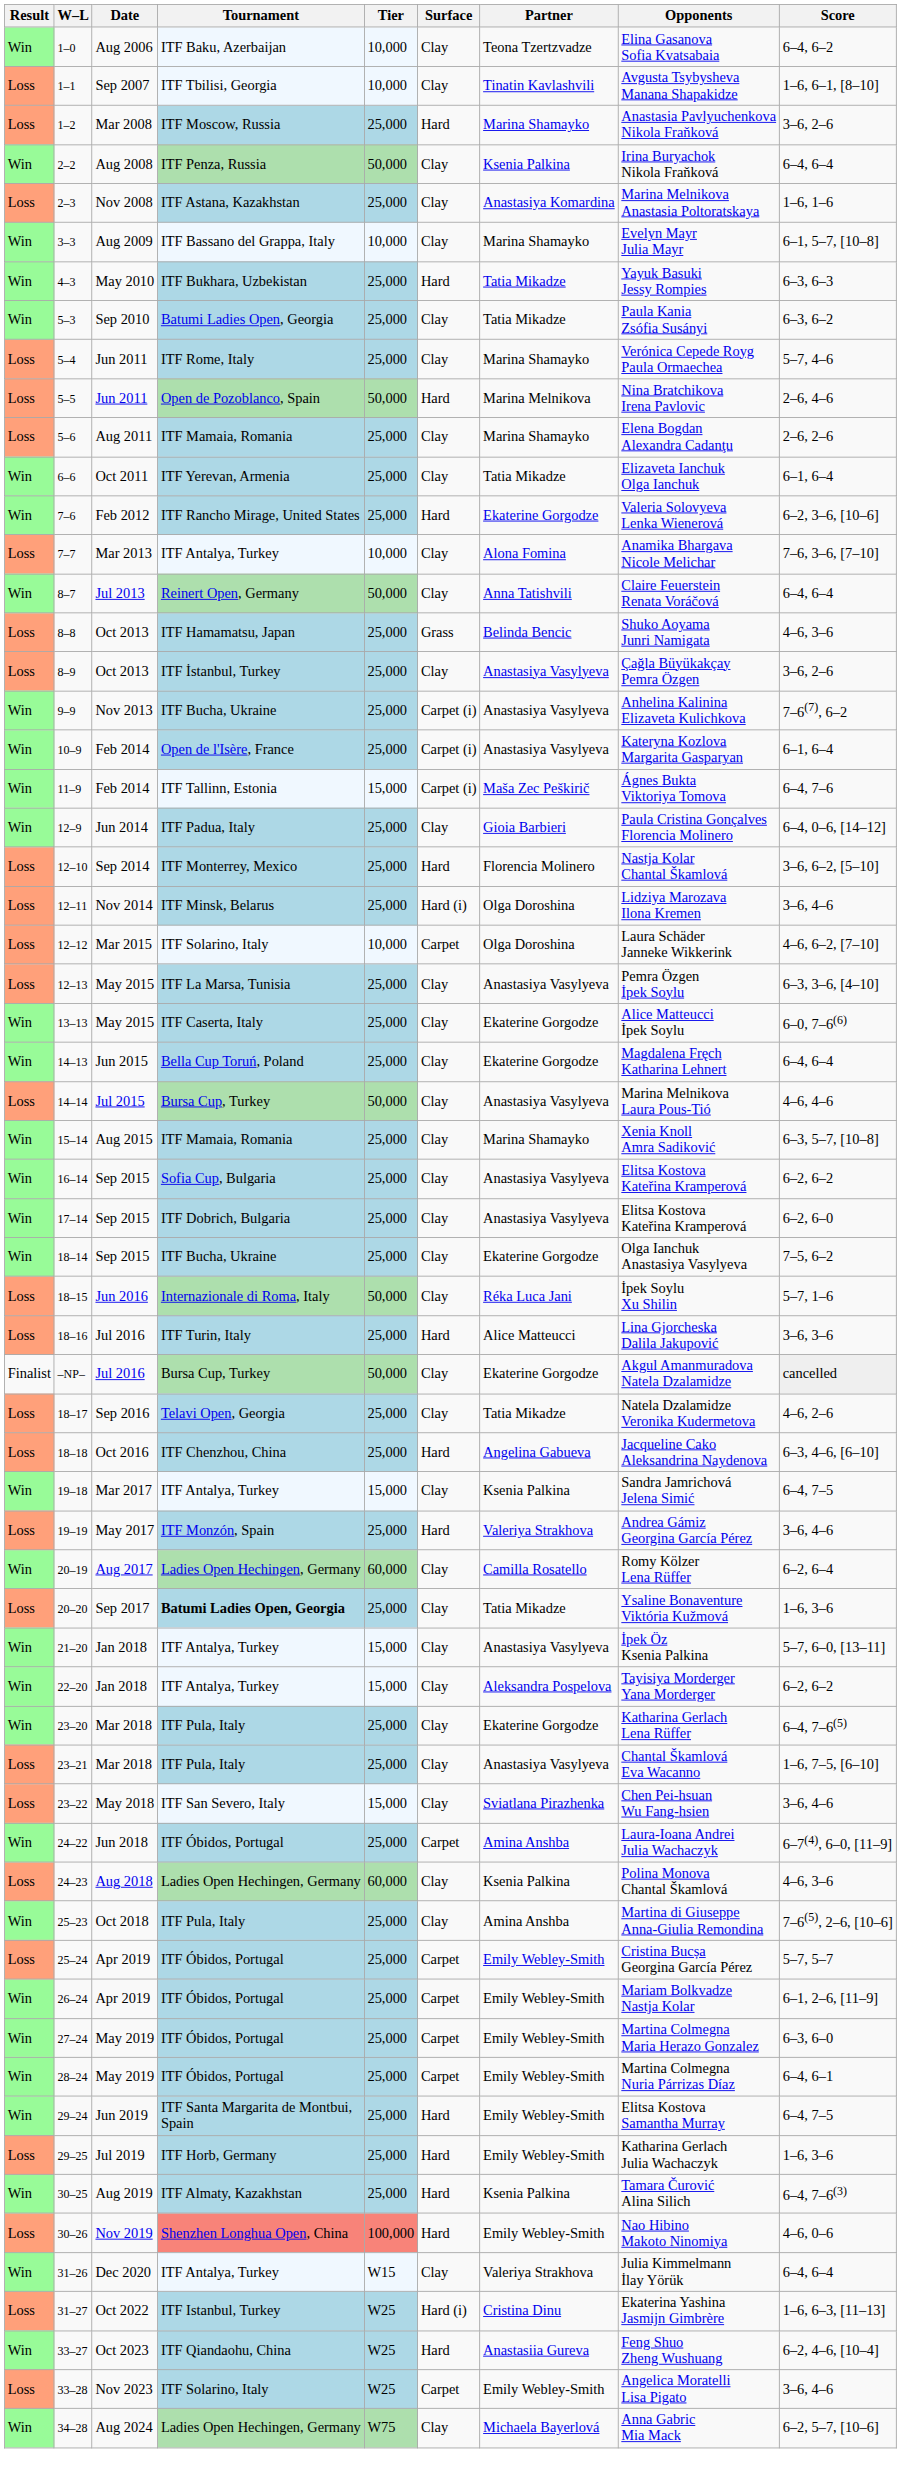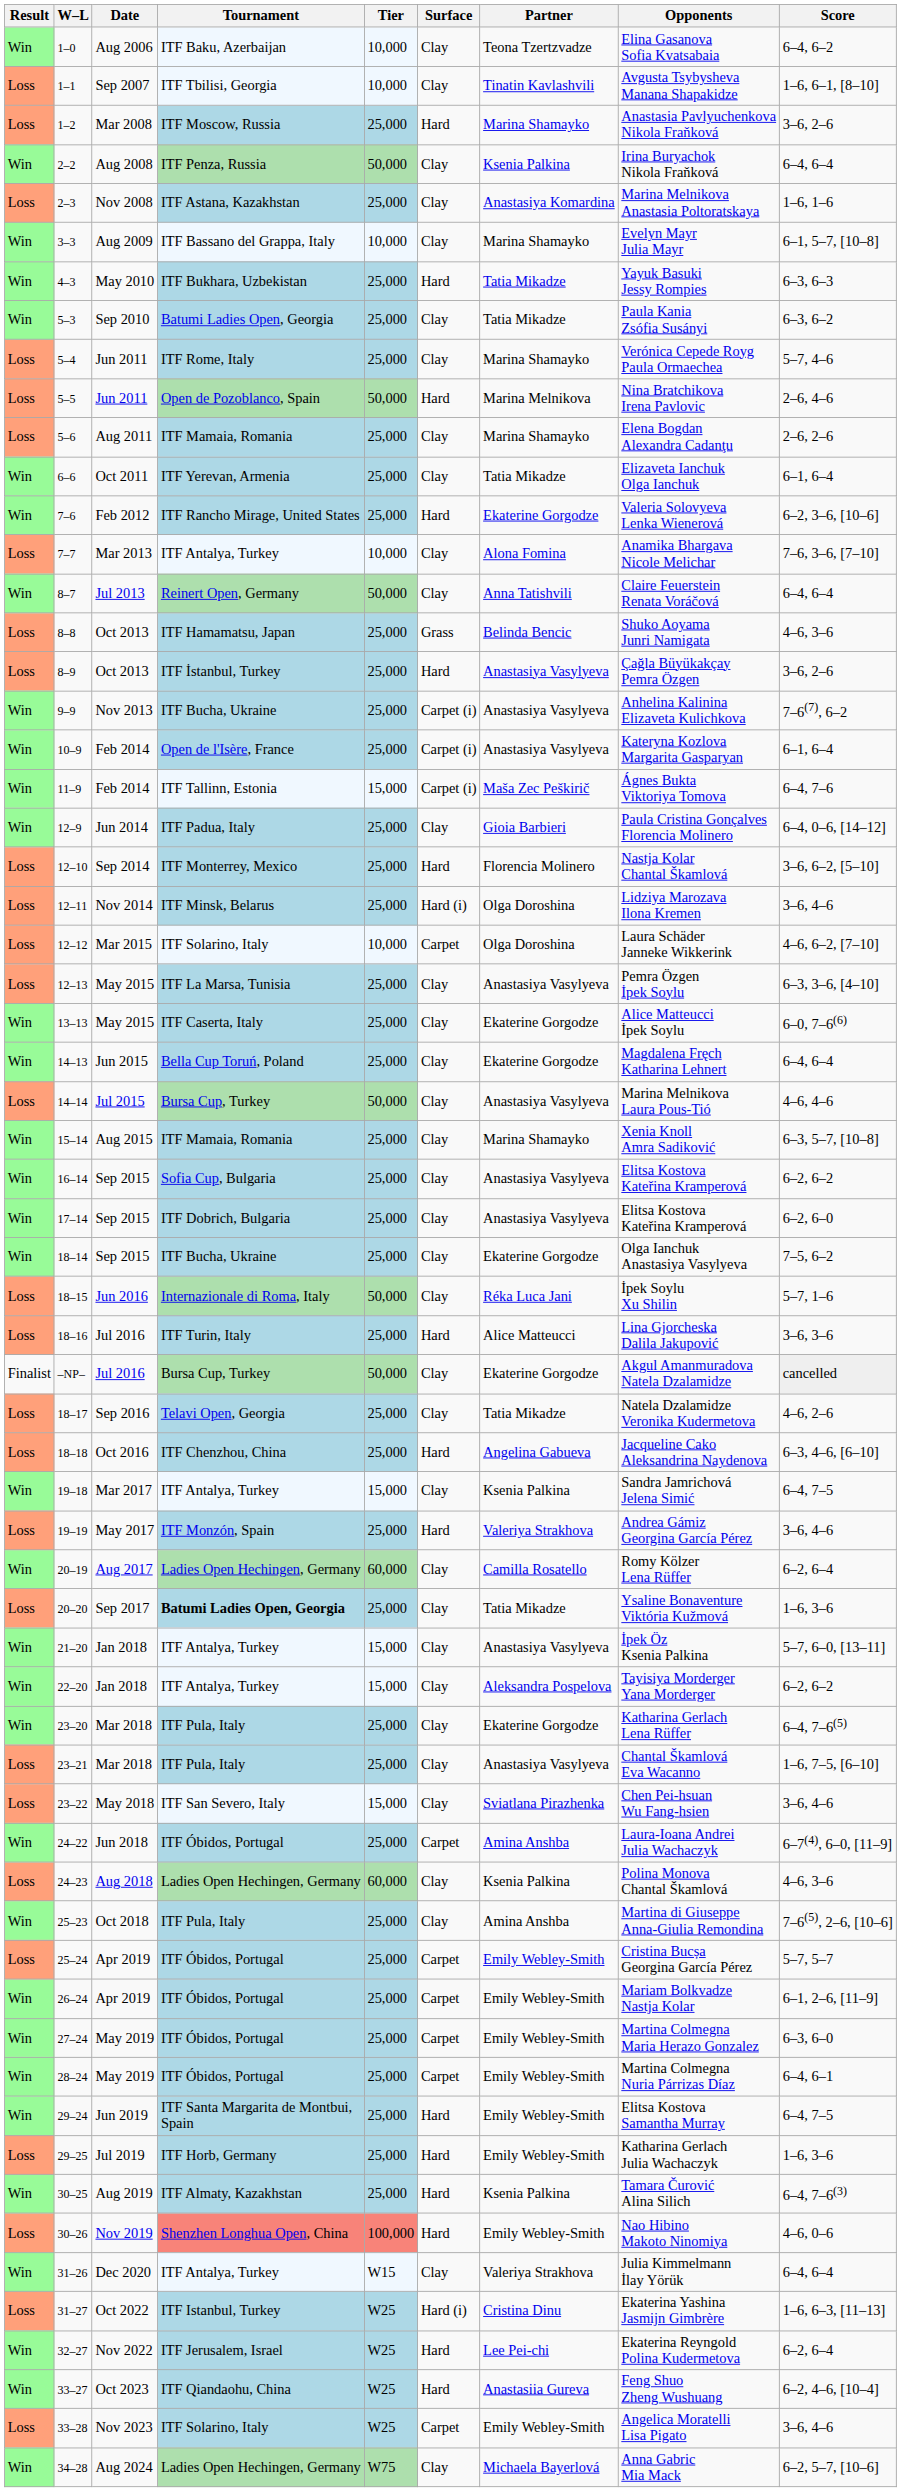(434, 671) Clay -> (435, 671) Hard
+ row: (73, 2350)
